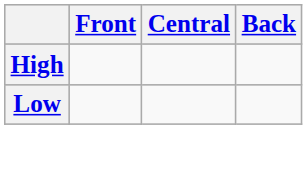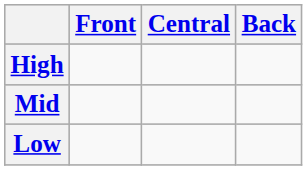+ row: (37, 104)
